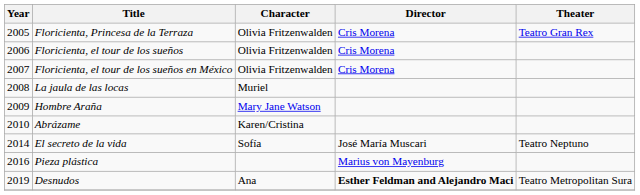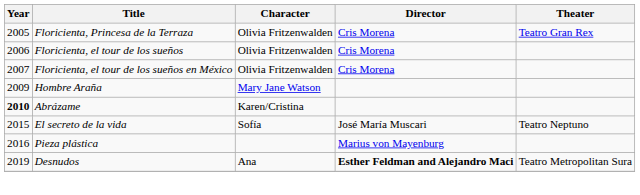- row: (82, 88)
(18, 125) normal -> (18, 106) bold
(18, 143) 2014 -> (18, 125) 2015
